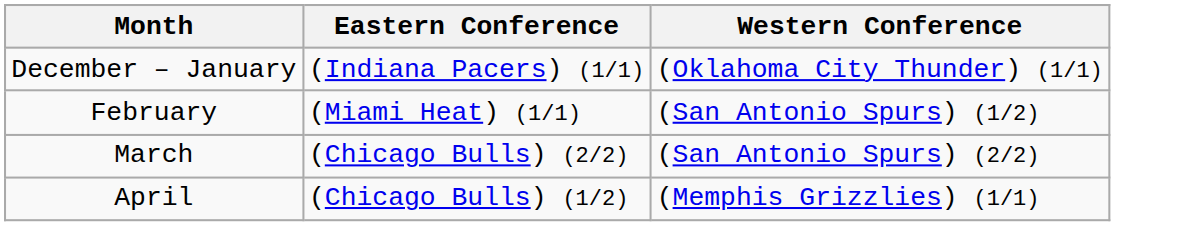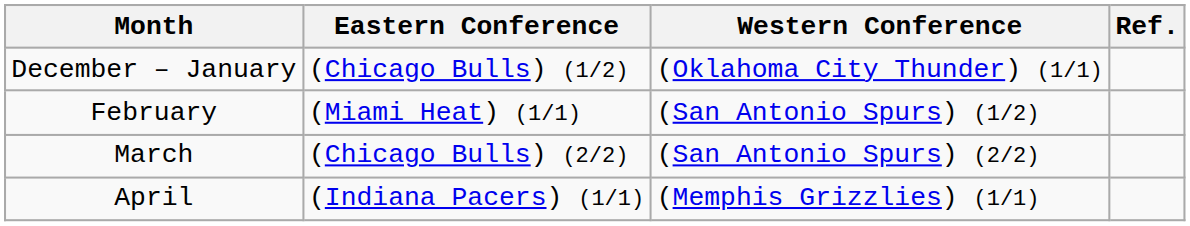+ column: (1147, 27)
(477, 70) (Indiana Pacers) (1/1) -> (469, 70) (Chicago Bulls) (1/2)
(469, 199) (Chicago Bulls) (1/2) -> (477, 199) (Indiana Pacers) (1/1)
